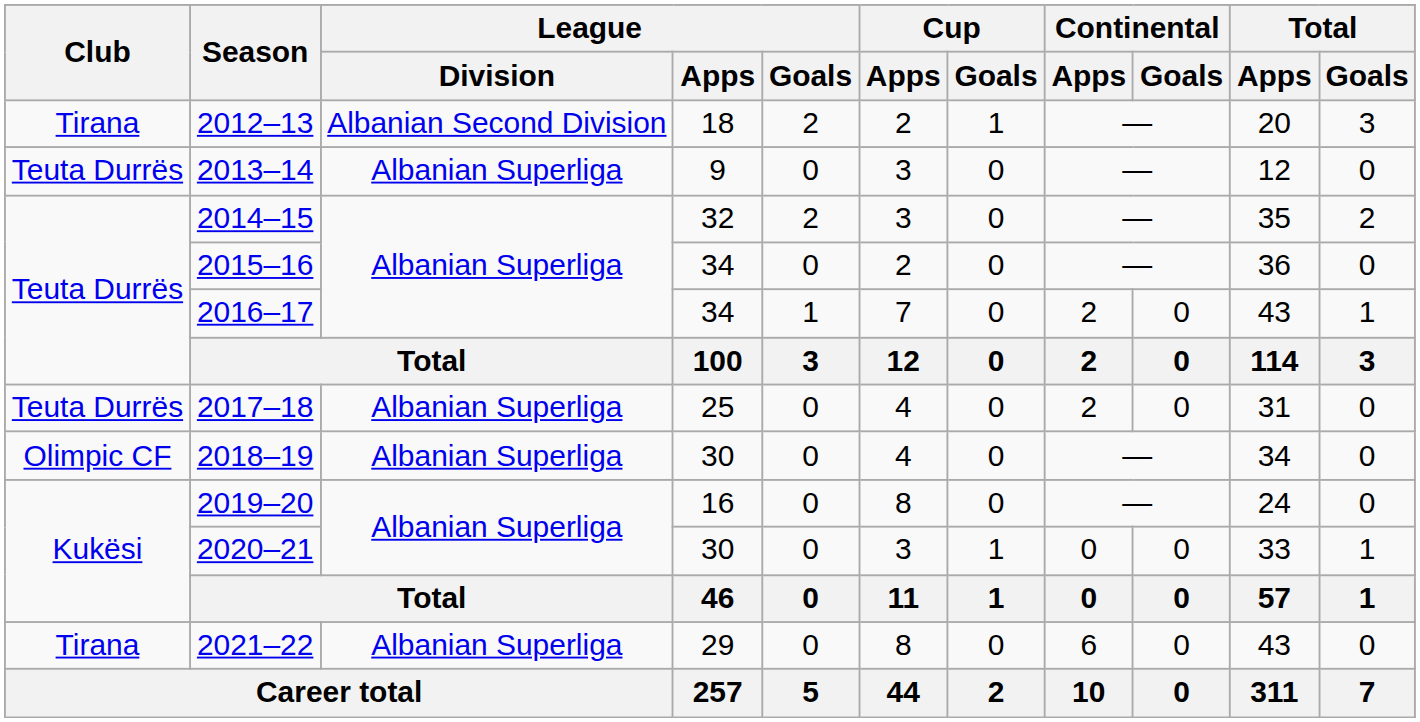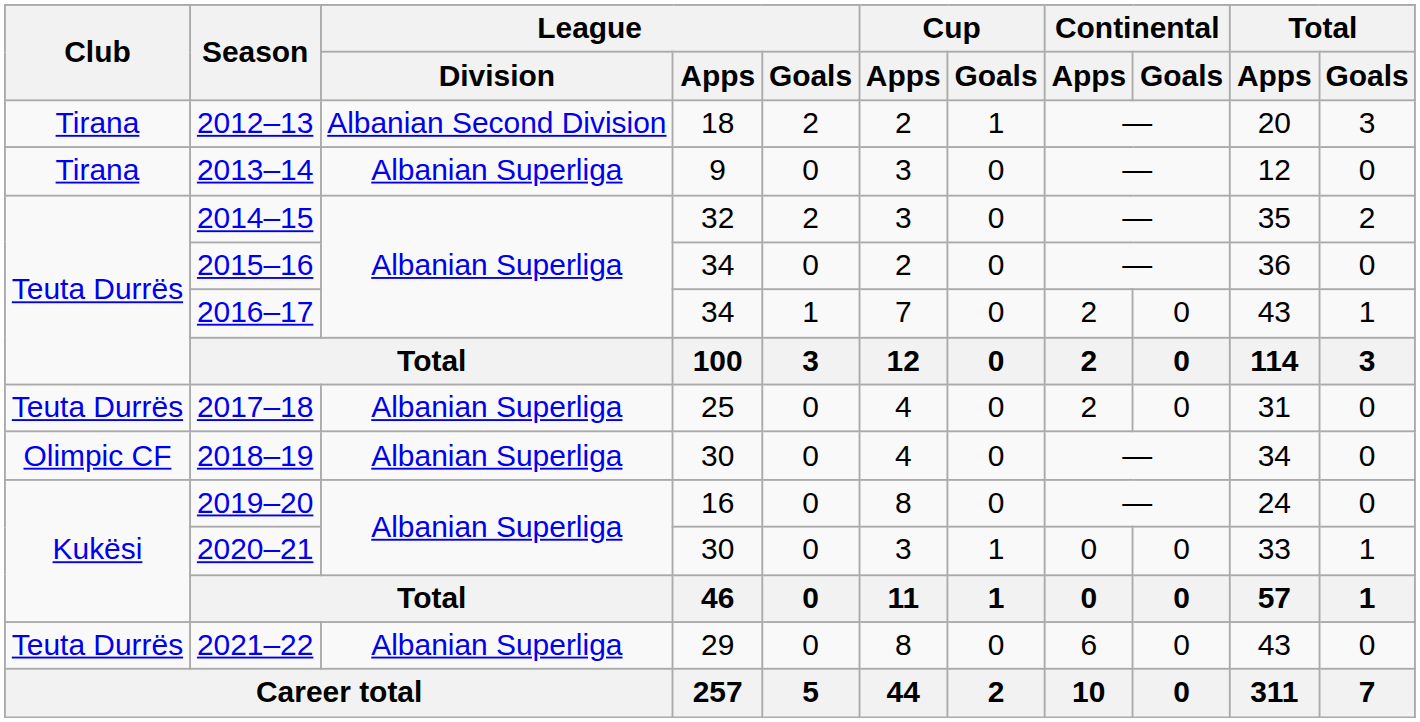(97, 170) Teuta Durrës -> (97, 170) Tirana
(97, 645) Tirana -> (97, 645) Teuta Durrës
